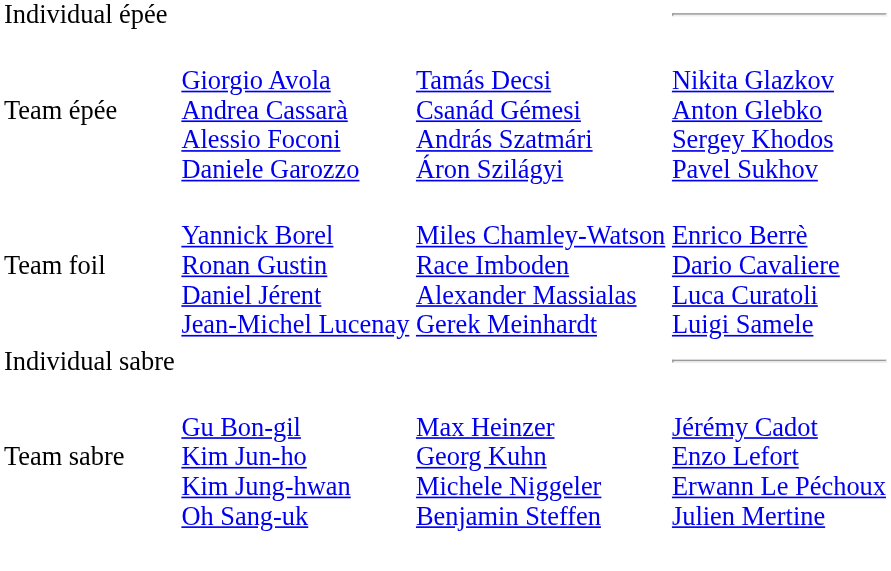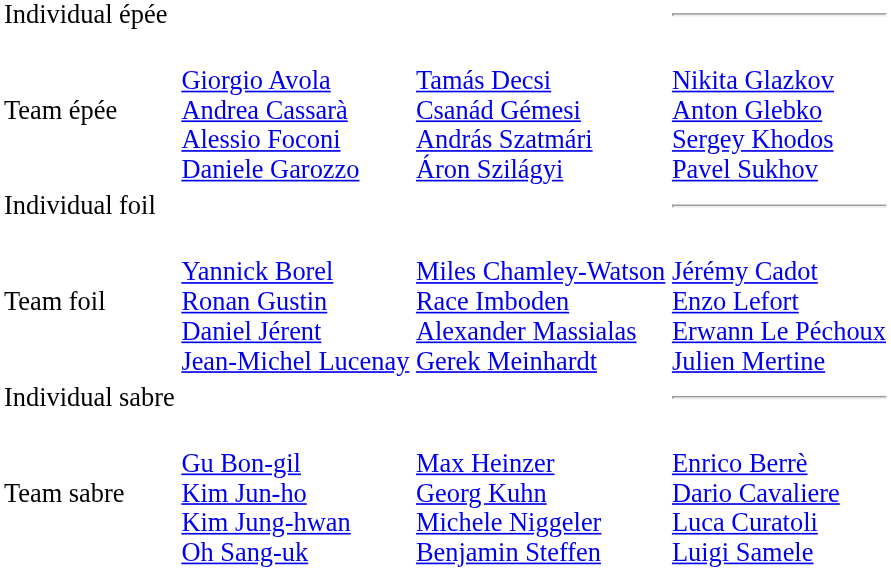+ row: (80, 205)
(756, 280) Enrico Berrè Dario Cavaliere Luca Curatoli Luigi Samele -> (779, 316) Jérémy Cadot Enzo Lefort Erwann Le Péchoux Julien Mertine
(779, 471) Jérémy Cadot Enzo Lefort Erwann Le Péchoux Julien Mertine -> (756, 507) Enrico Berrè Dario Cavaliere Luca Curatoli Luigi Samele
